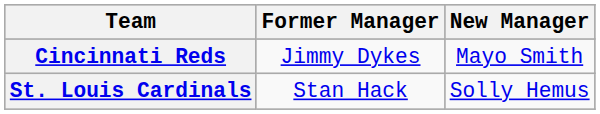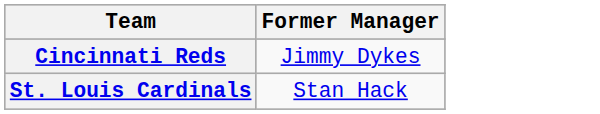- column: (520, 22)
